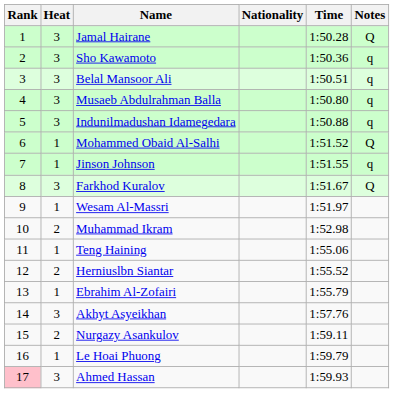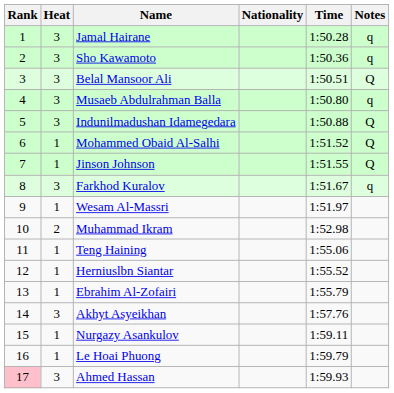(370, 36) Q -> (370, 36) q
(370, 79) q -> (370, 79) Q
(370, 121) q -> (370, 121) Q
(370, 164) q -> (370, 164) Q
(370, 185) Q -> (370, 185) q
(57, 270) 2 -> (57, 270) 1
(57, 334) 2 -> (57, 334) 1
